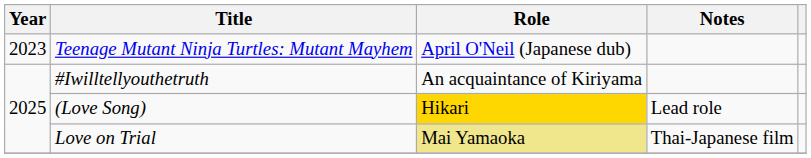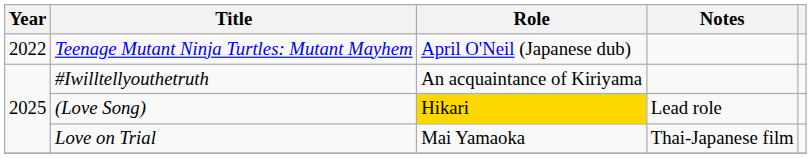(28, 49) 2023 -> (28, 49) 2022
(473, 138) khaki background -> (473, 138) no background
